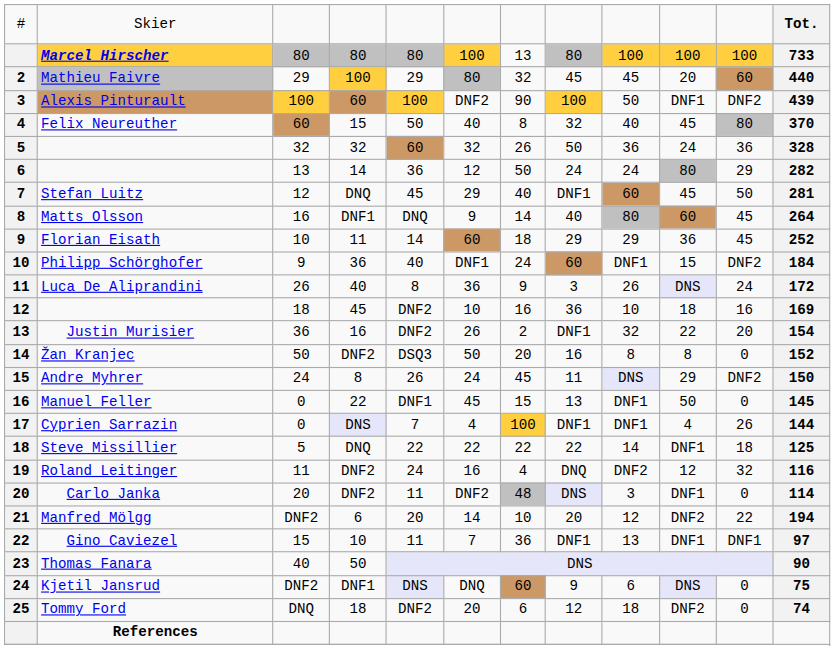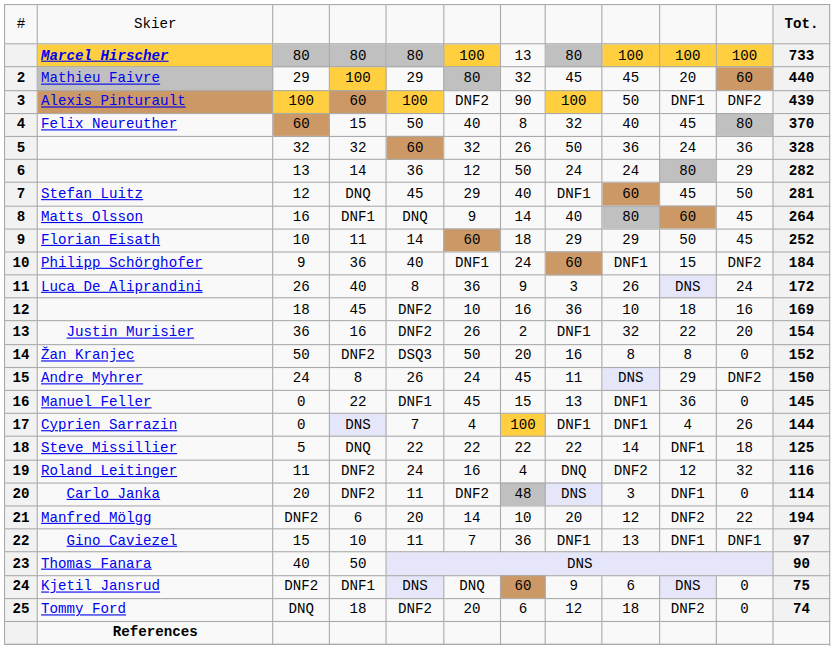(688, 240) 36 -> (688, 240) 50
(688, 402) 50 -> (688, 402) 36
